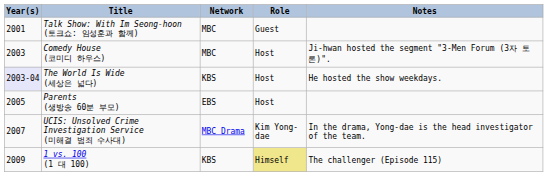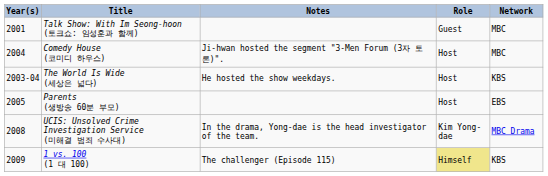columns swapped: (227, 11) <-> (425, 11)
(16, 54) 2003 -> (16, 54) 2004
(23, 79) lavender background -> (23, 79) no background
(16, 131) 2007 -> (16, 131) 2008
